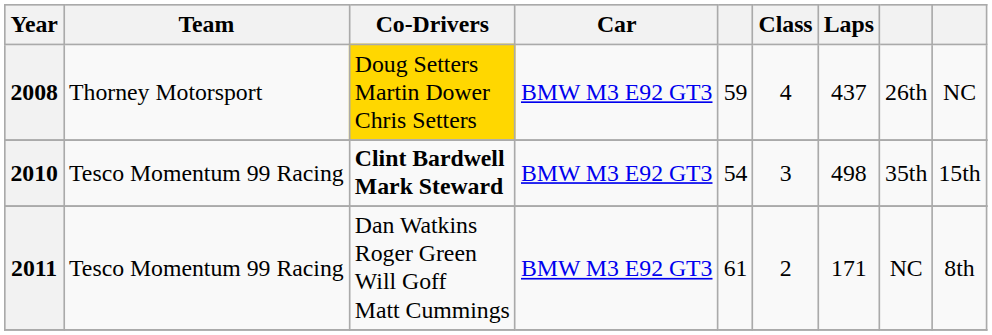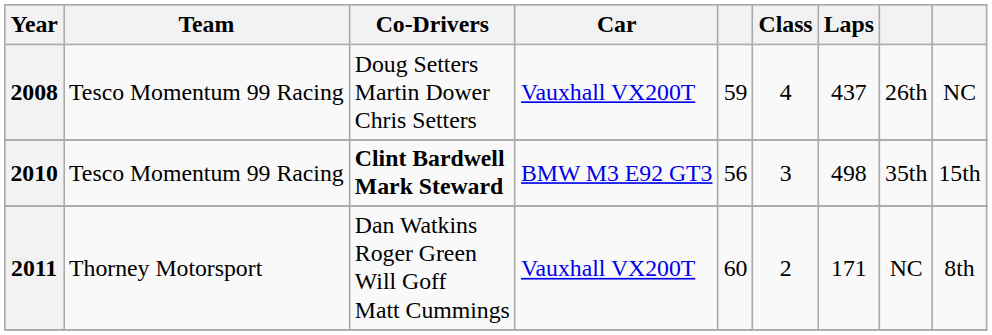(166, 91) Thorney Motorsport -> (206, 91) Tesco Momentum 99 Racing
(422, 91) gold background -> (422, 91) no background
(617, 91) BMW M3 E92 GT3 -> (608, 91) Vauxhall VX200T
(736, 172) 54 -> (736, 172) 56
(206, 268) Tesco Momentum 99 Racing -> (166, 268) Thorney Motorsport
(617, 268) BMW M3 E92 GT3 -> (608, 268) Vauxhall VX200T
(736, 268) 61 -> (736, 268) 60
